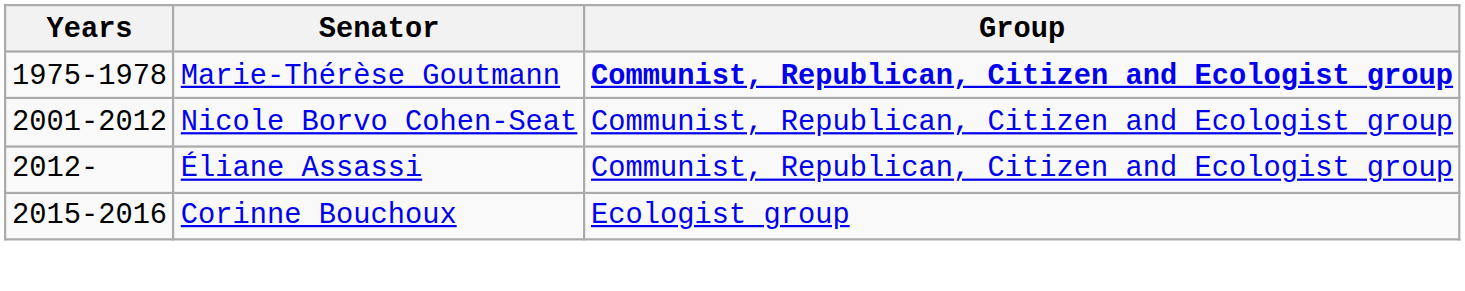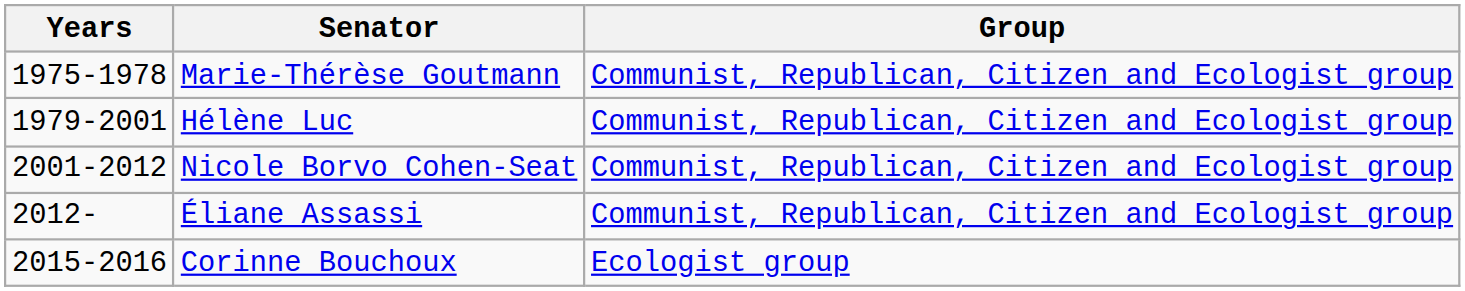(1022, 75) bold -> (1022, 75) normal
+ row: (267, 122)
